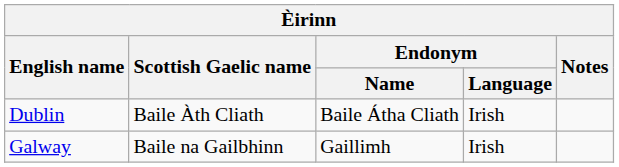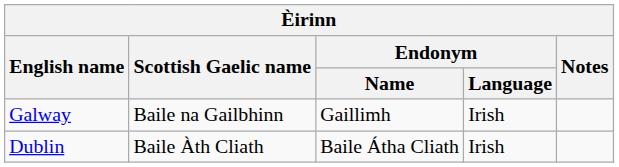rows swapped: (37, 114) <-> (40, 146)
